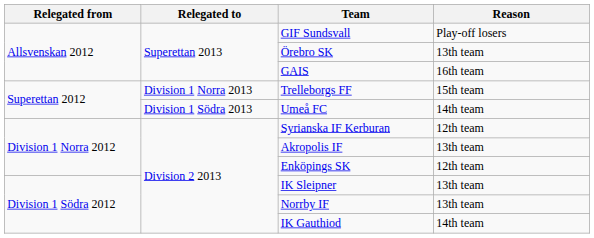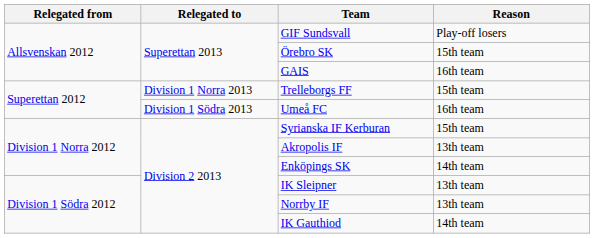(460, 52) 13th team -> (460, 52) 15th team
(460, 109) 14th team -> (460, 109) 16th team
(460, 128) 12th team -> (460, 128) 15th team
(460, 166) 12th team -> (460, 166) 14th team
